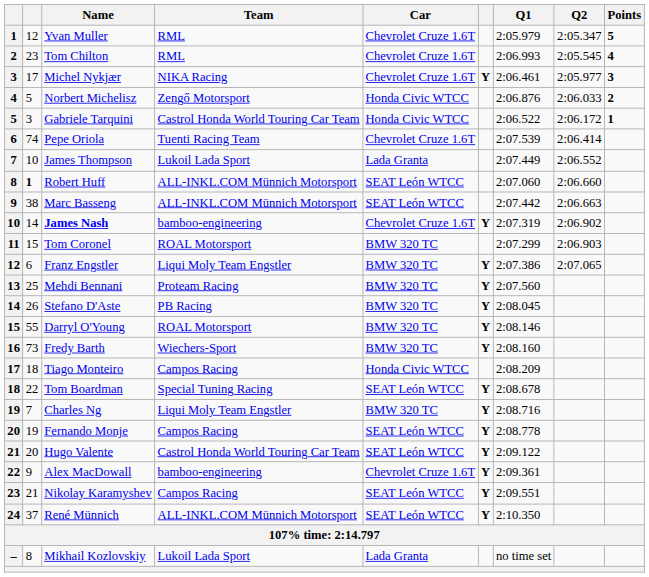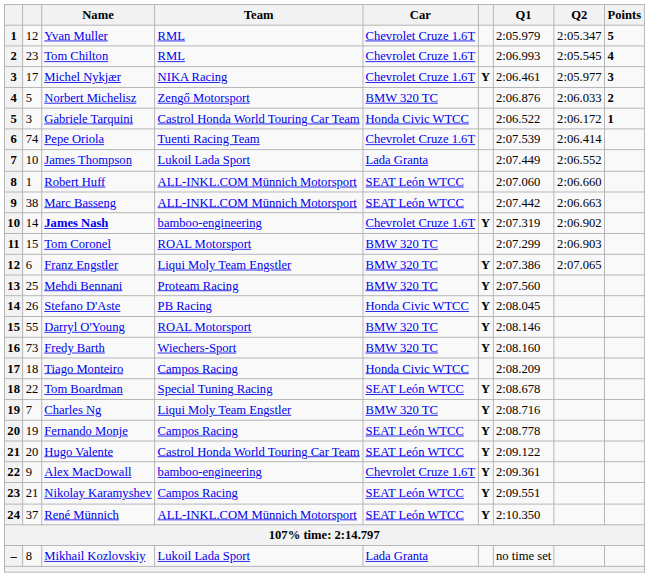(417, 98) Honda Civic WTCC -> (402, 98) BMW 320 TC
(29, 181) bold -> (29, 181) normal
(402, 306) BMW 320 TC -> (417, 306) Honda Civic WTCC
